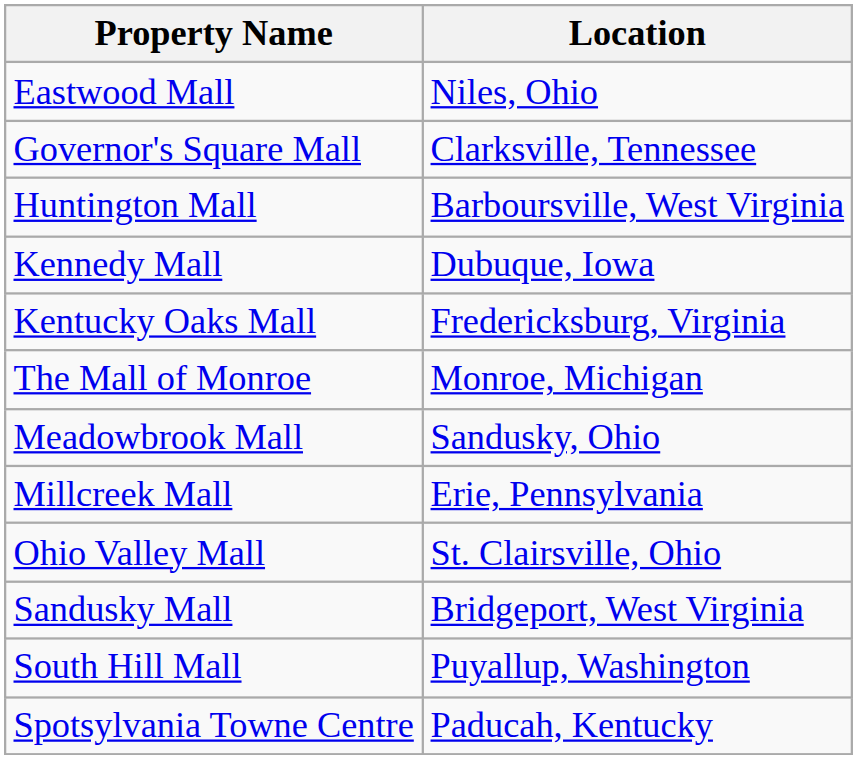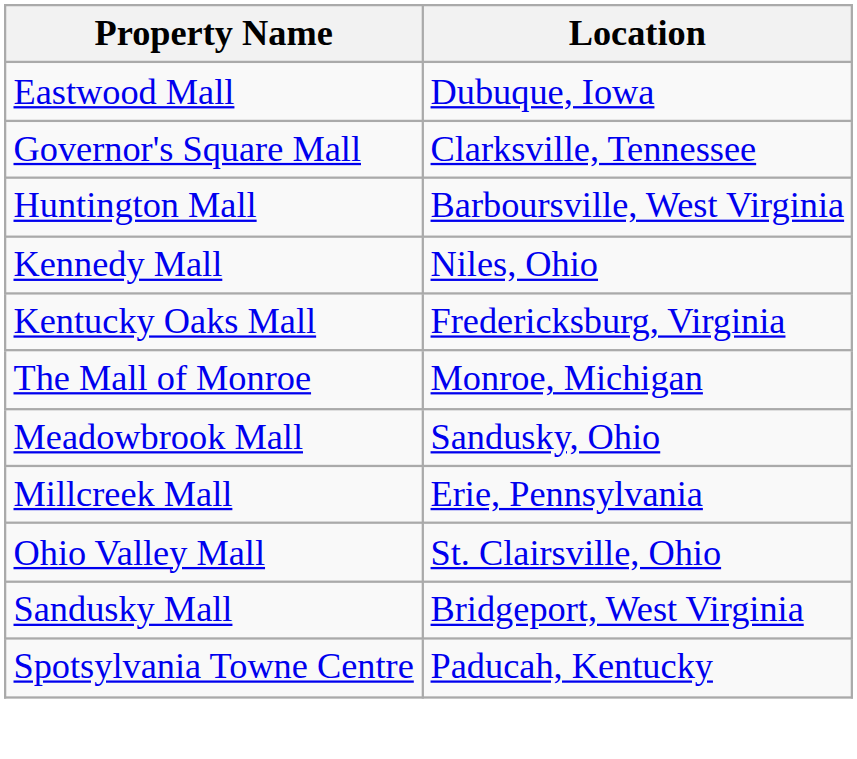(514, 90) Niles, Ohio -> (543, 90) Dubuque, Iowa
(543, 263) Dubuque, Iowa -> (514, 263) Niles, Ohio
- row: (128, 666)
